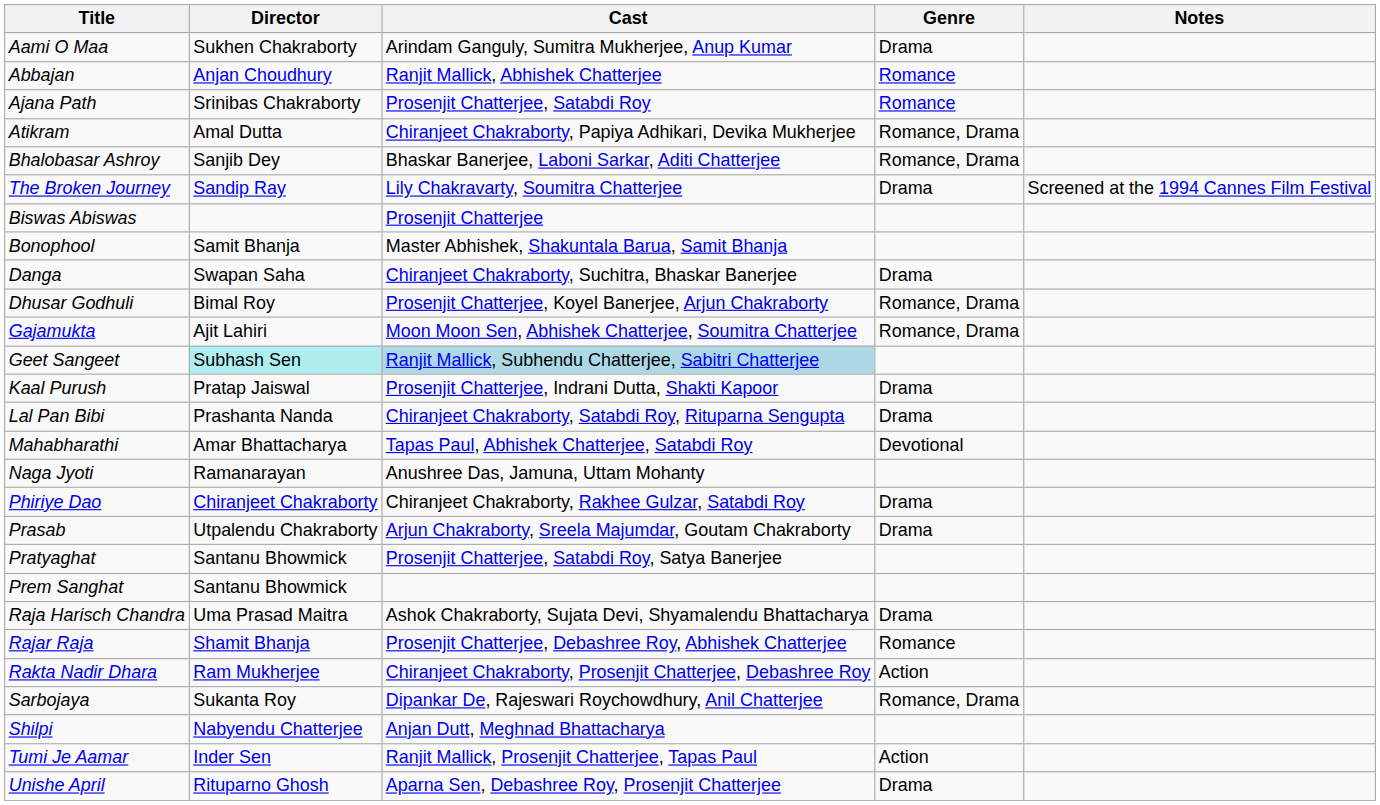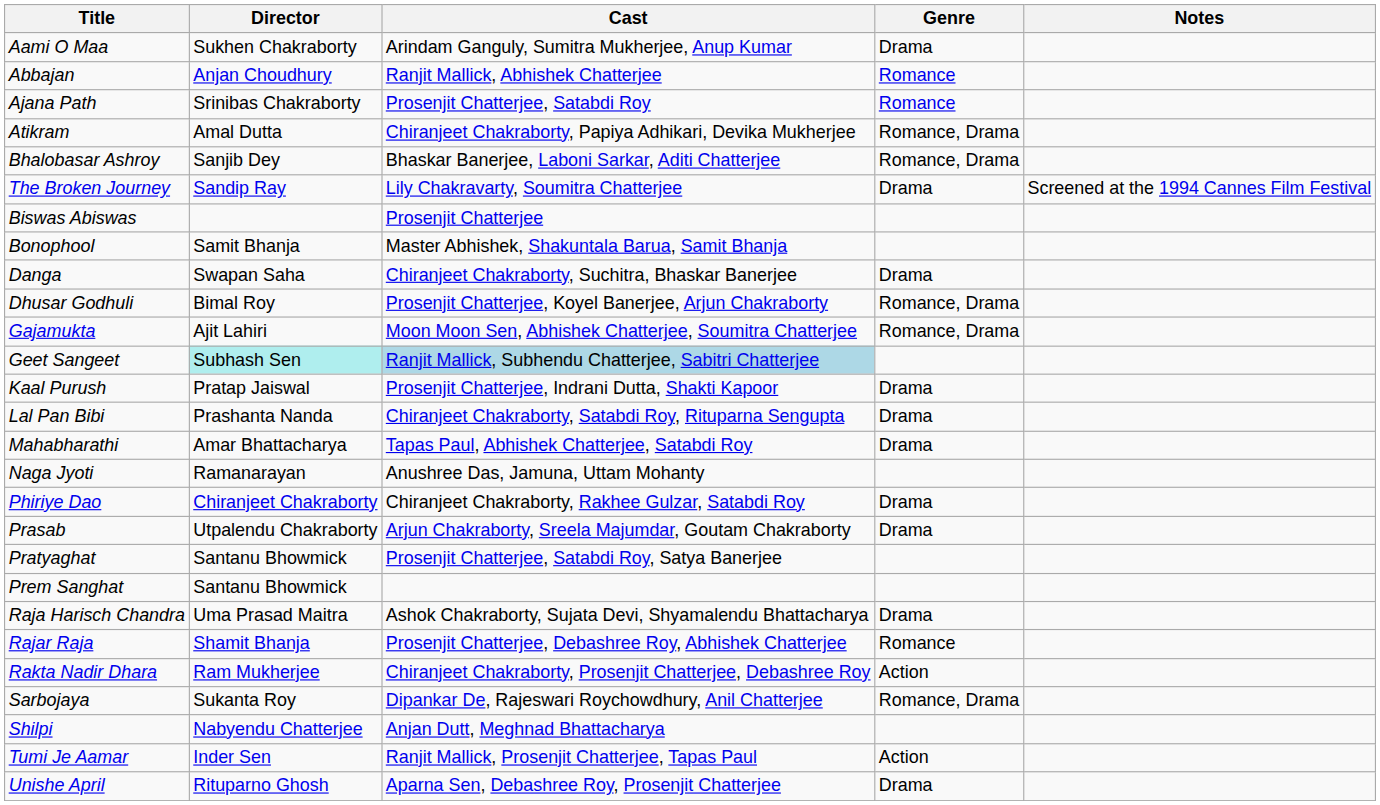(921, 445) Devotional -> (906, 445) Drama
